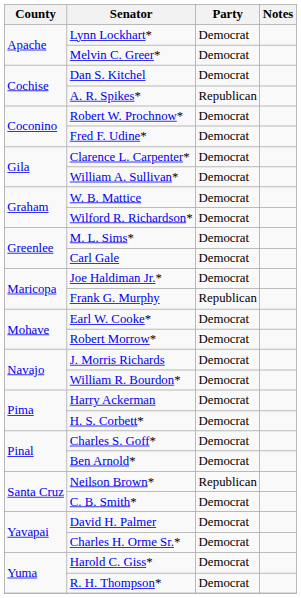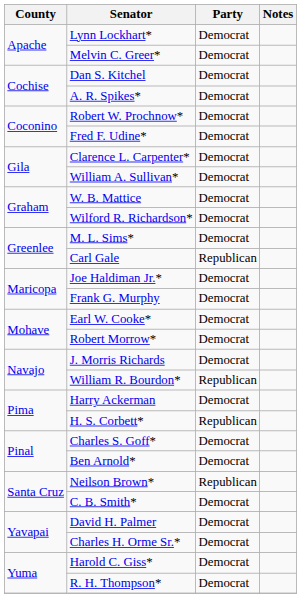(228, 95) Republican -> (224, 95) Democrat
(224, 258) Democrat -> (228, 258) Republican
(228, 298) Republican -> (224, 298) Democrat
(224, 380) Democrat -> (228, 380) Republican
(224, 420) Democrat -> (228, 420) Republican
